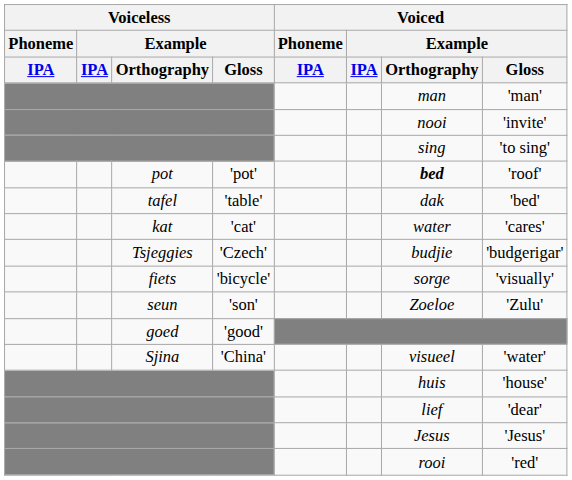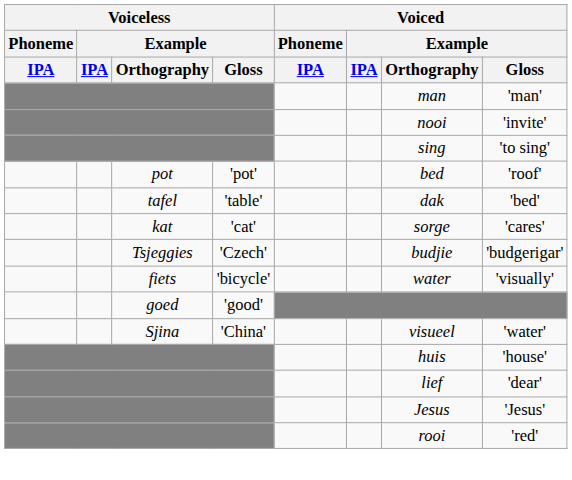(432, 174) bold -> (432, 174) normal
(432, 226) water -> (432, 226) sorge
(432, 278) sorge -> (432, 278) water
- row: (162, 305)
